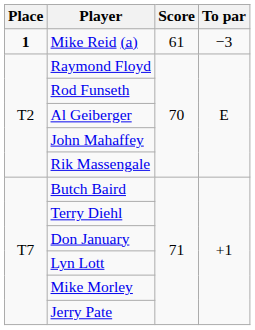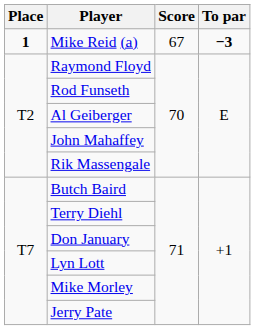(177, 41) 61 -> (177, 41) 67
(224, 41) normal -> (224, 41) bold
